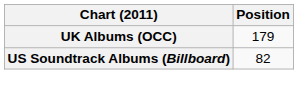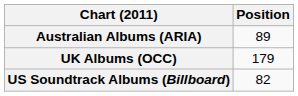+ row: (119, 36)
